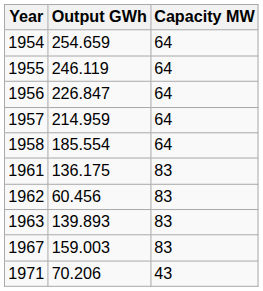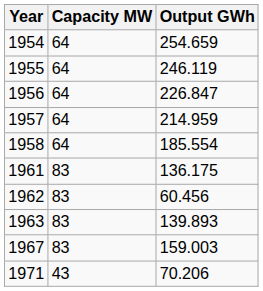columns swapped: (204, 17) <-> (99, 17)
